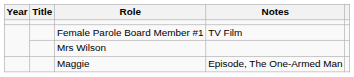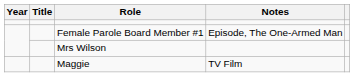(225, 32) TV Film -> (275, 32) Episode, The One-Armed Man
(275, 64) Episode, The One-Armed Man -> (225, 64) TV Film
